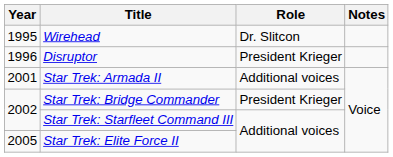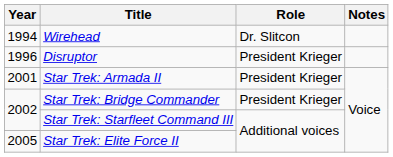(22, 36) 1995 -> (22, 36) 1994
(289, 78) Additional voices -> (291, 78) President Krieger
